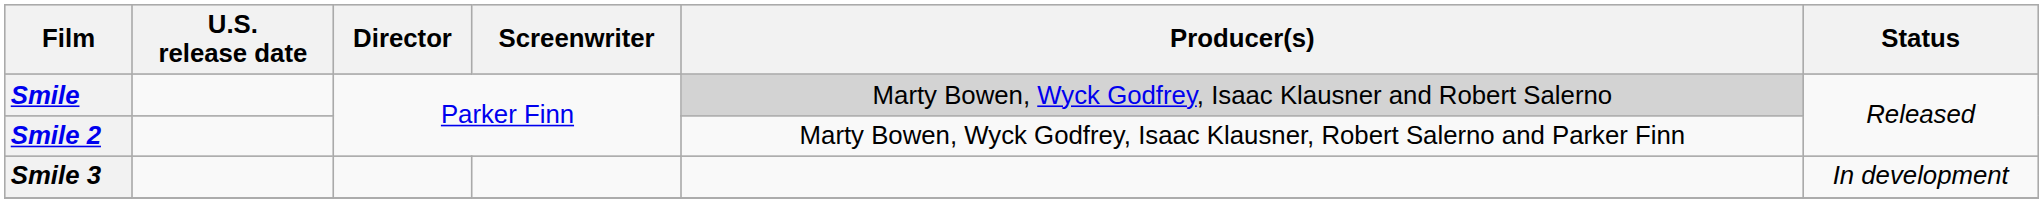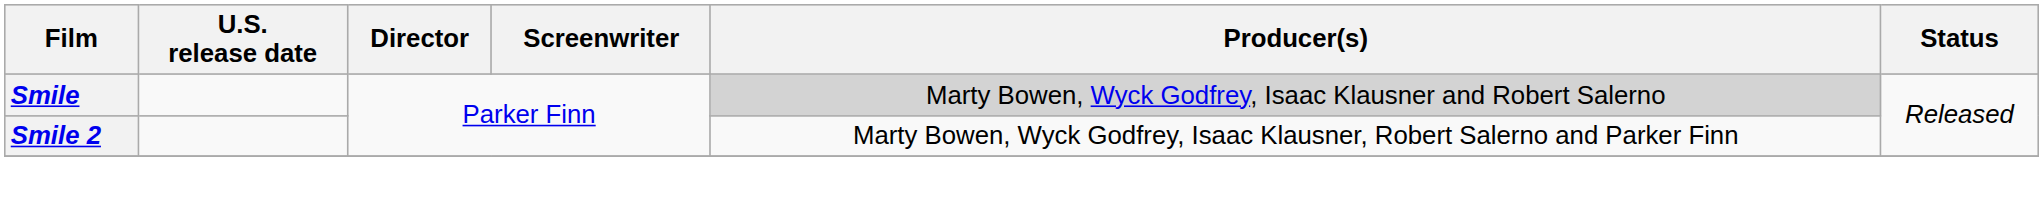- row: (56, 176)
